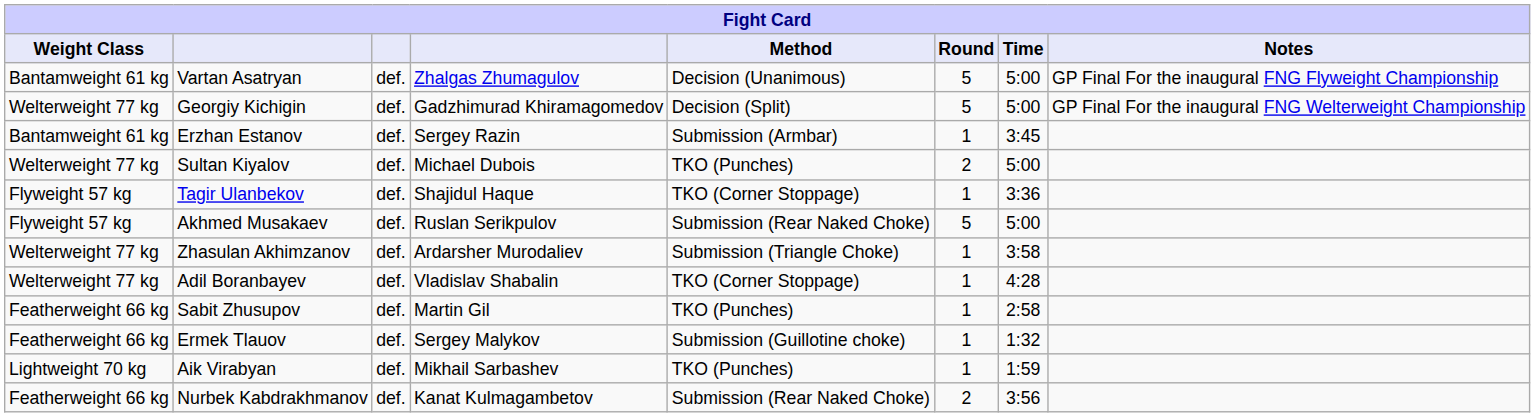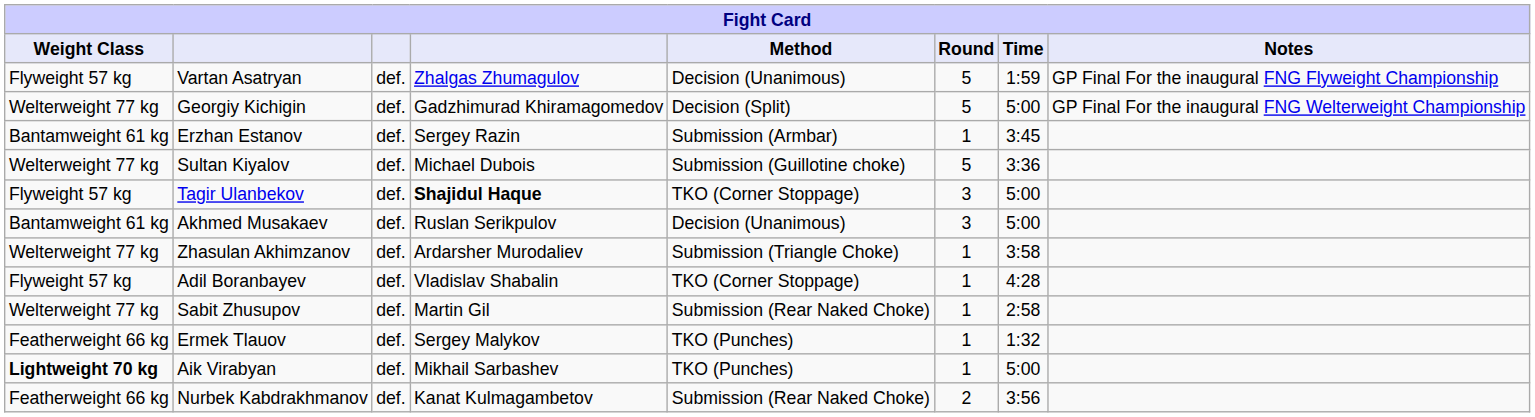(89, 77) Bantamweight 61 kg -> (70, 77) Flyweight 57 kg
(1023, 77) 5:00 -> (1023, 77) 1:59
(733, 165) TKO (Punches) -> (789, 165) Submission (Guillotine choke)
(966, 165) 2 -> (966, 165) 5
(1023, 165) 5:00 -> (1023, 165) 3:36
(474, 194) normal -> (478, 194) bold
(966, 194) 1 -> (966, 194) 3
(1023, 194) 3:36 -> (1023, 194) 5:00
(70, 223) Flyweight 57 kg -> (89, 223) Bantamweight 61 kg
(801, 223) Submission (Rear Naked Choke) -> (759, 223) Decision (Unanimous)
(966, 223) 5 -> (966, 223) 3
(84, 281) Welterweight 77 kg -> (70, 281) Flyweight 57 kg
(89, 310) Featherweight 66 kg -> (84, 310) Welterweight 77 kg
(733, 310) TKO (Punches) -> (801, 310) Submission (Rear Naked Choke)
(789, 339) Submission (Guillotine choke) -> (733, 339) TKO (Punches)
(78, 368) normal -> (83, 368) bold
(1023, 368) 1:59 -> (1023, 368) 5:00
